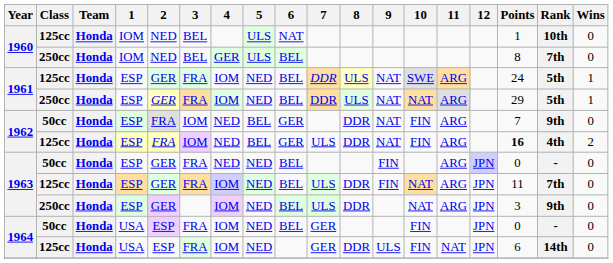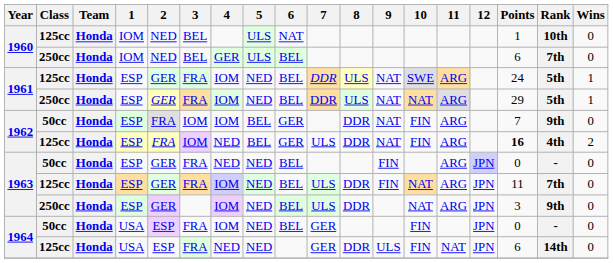(517, 57) 8 -> (517, 57) 6
(227, 121) NED -> (227, 121) IOM
(227, 247) IOM -> (227, 247) NED
